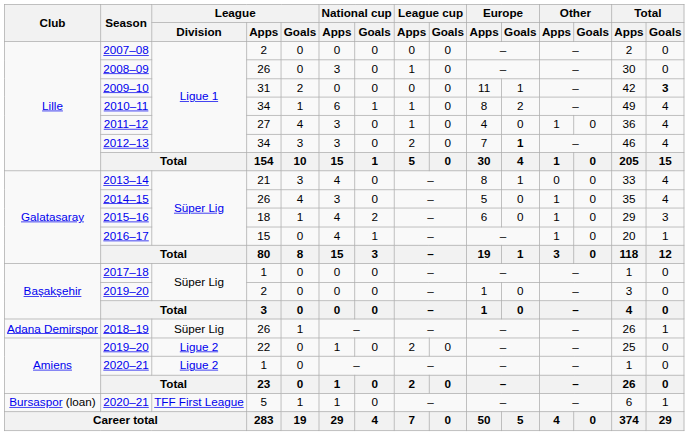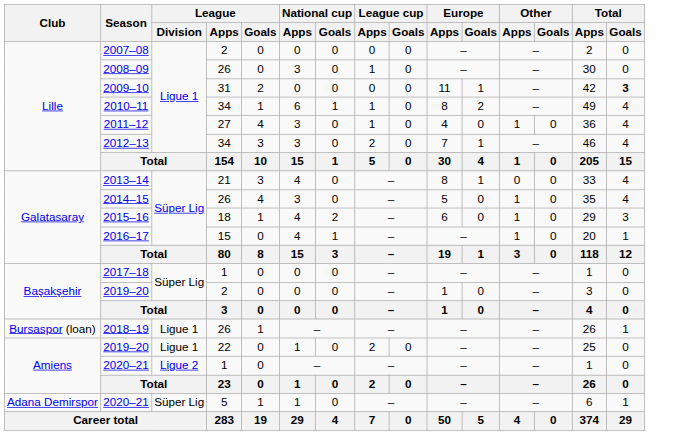(520, 143) bold -> (481, 143) normal
(52, 328) Adana Demirspor -> (52, 328) Bursaspor (loan)
(199, 328) Süper Lig -> (179, 328) Ligue 1
(199, 347) Ligue 2 -> (179, 347) Ligue 1
(52, 402) Bursaspor (loan) -> (52, 402) Adana Demirspor
(199, 402) TFF First League -> (179, 402) Süper Lig
